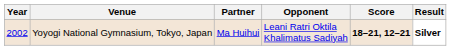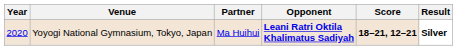(17, 33) 2002 -> (17, 33) 2020
(306, 33) normal -> (309, 33) bold
